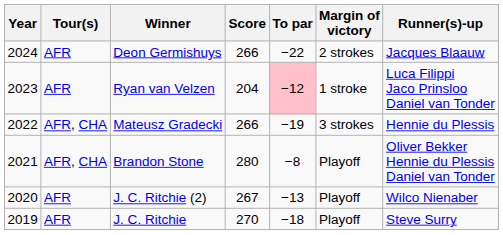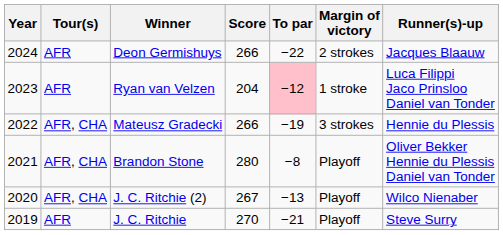(57, 198) AFR -> (76, 198) AFR, CHA
(293, 219) −18 -> (293, 219) −21
